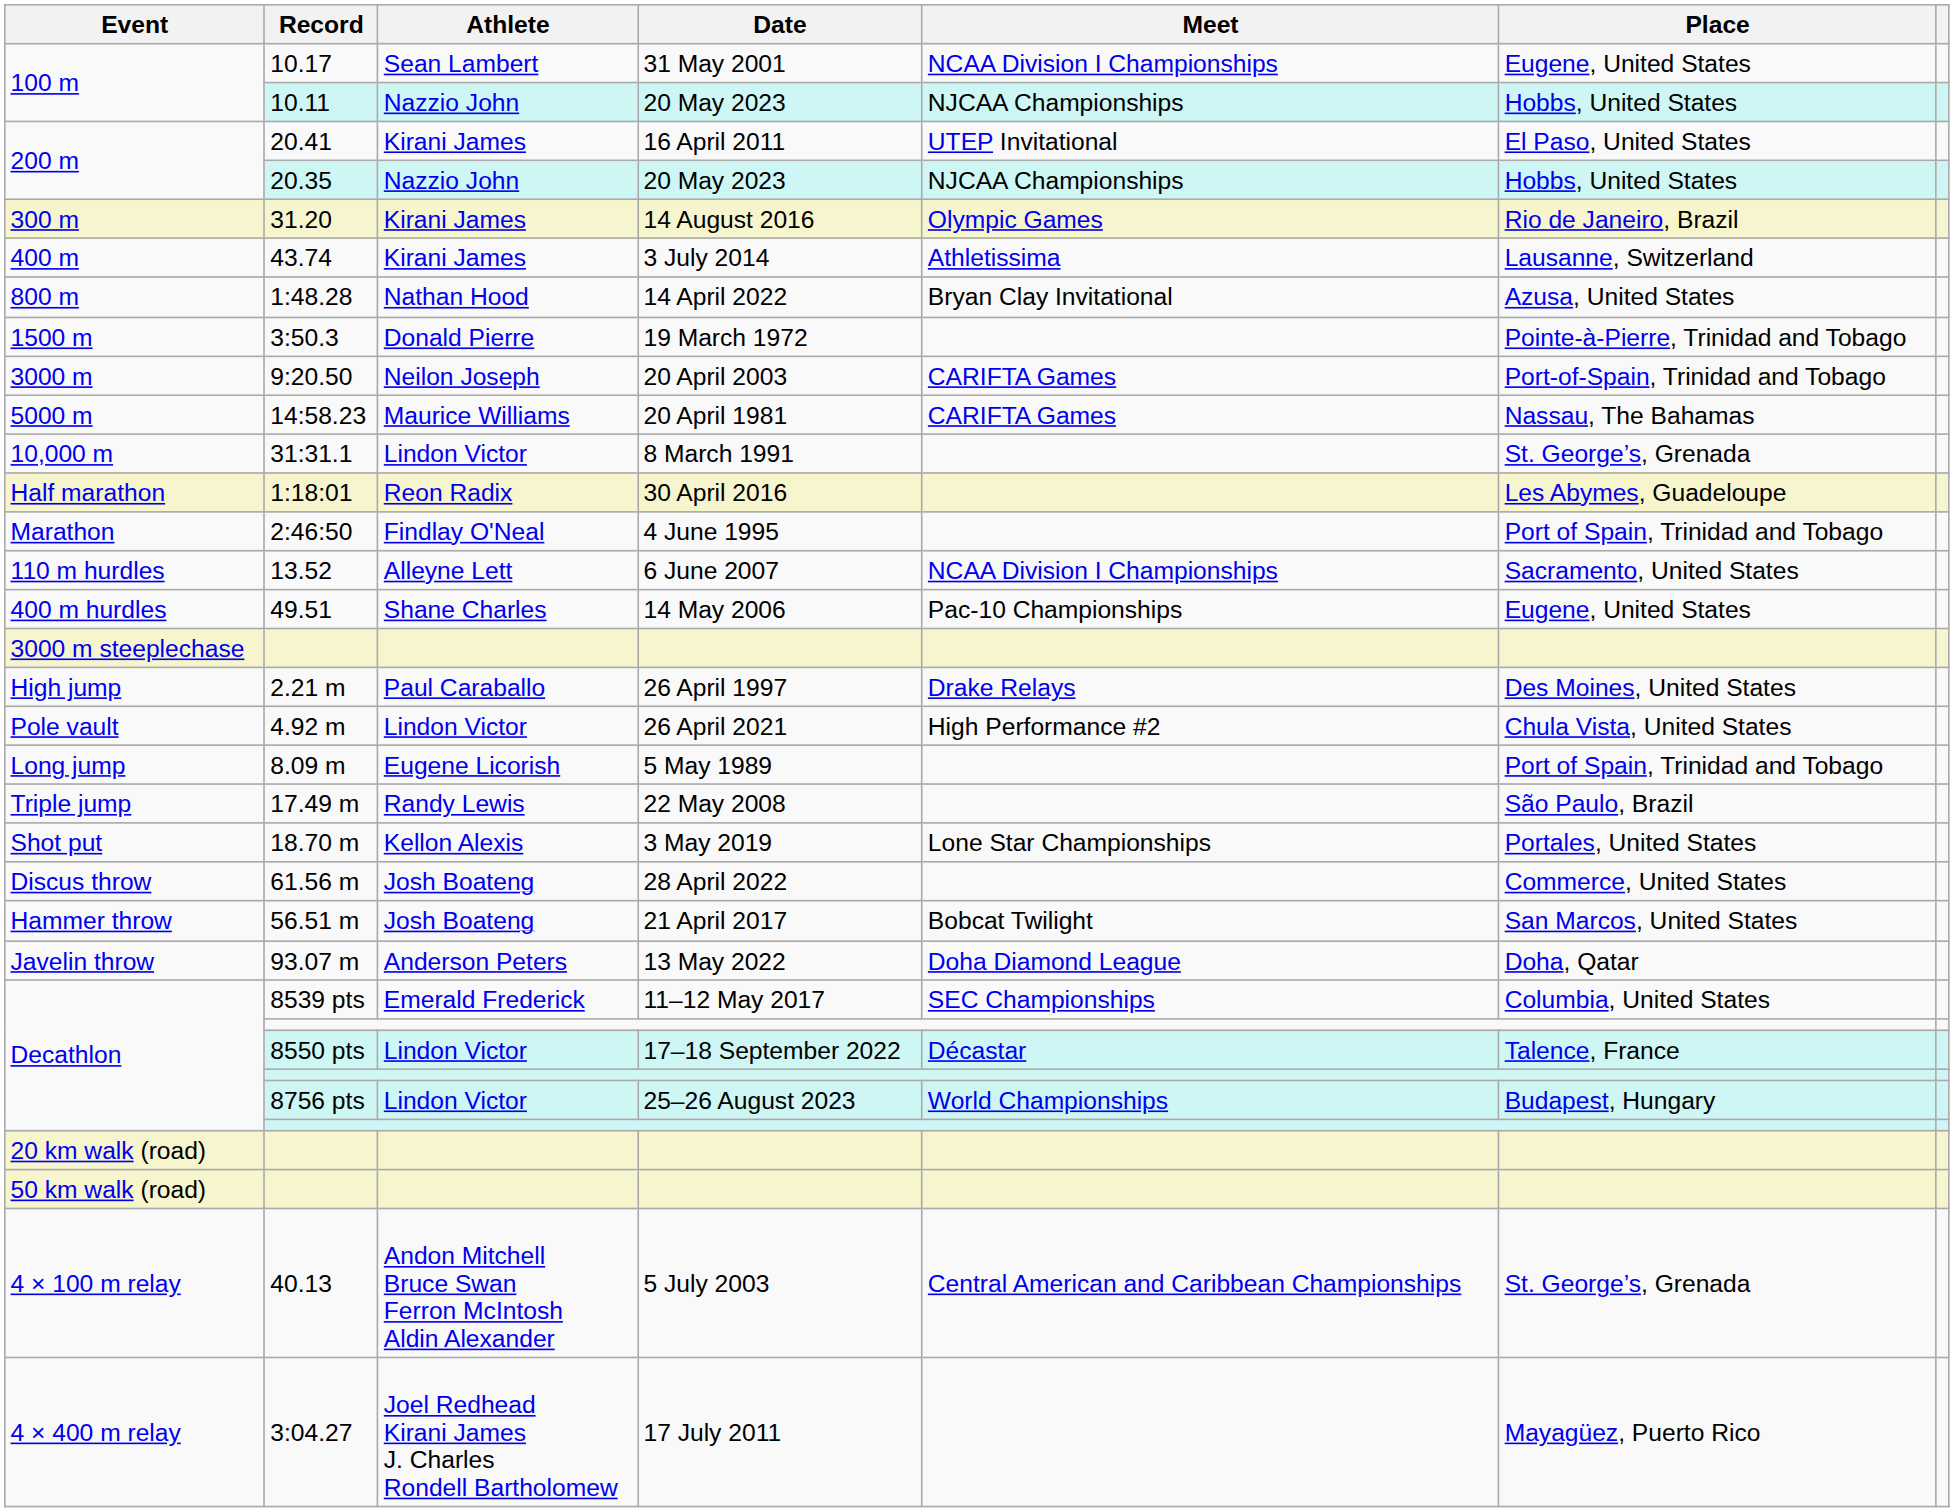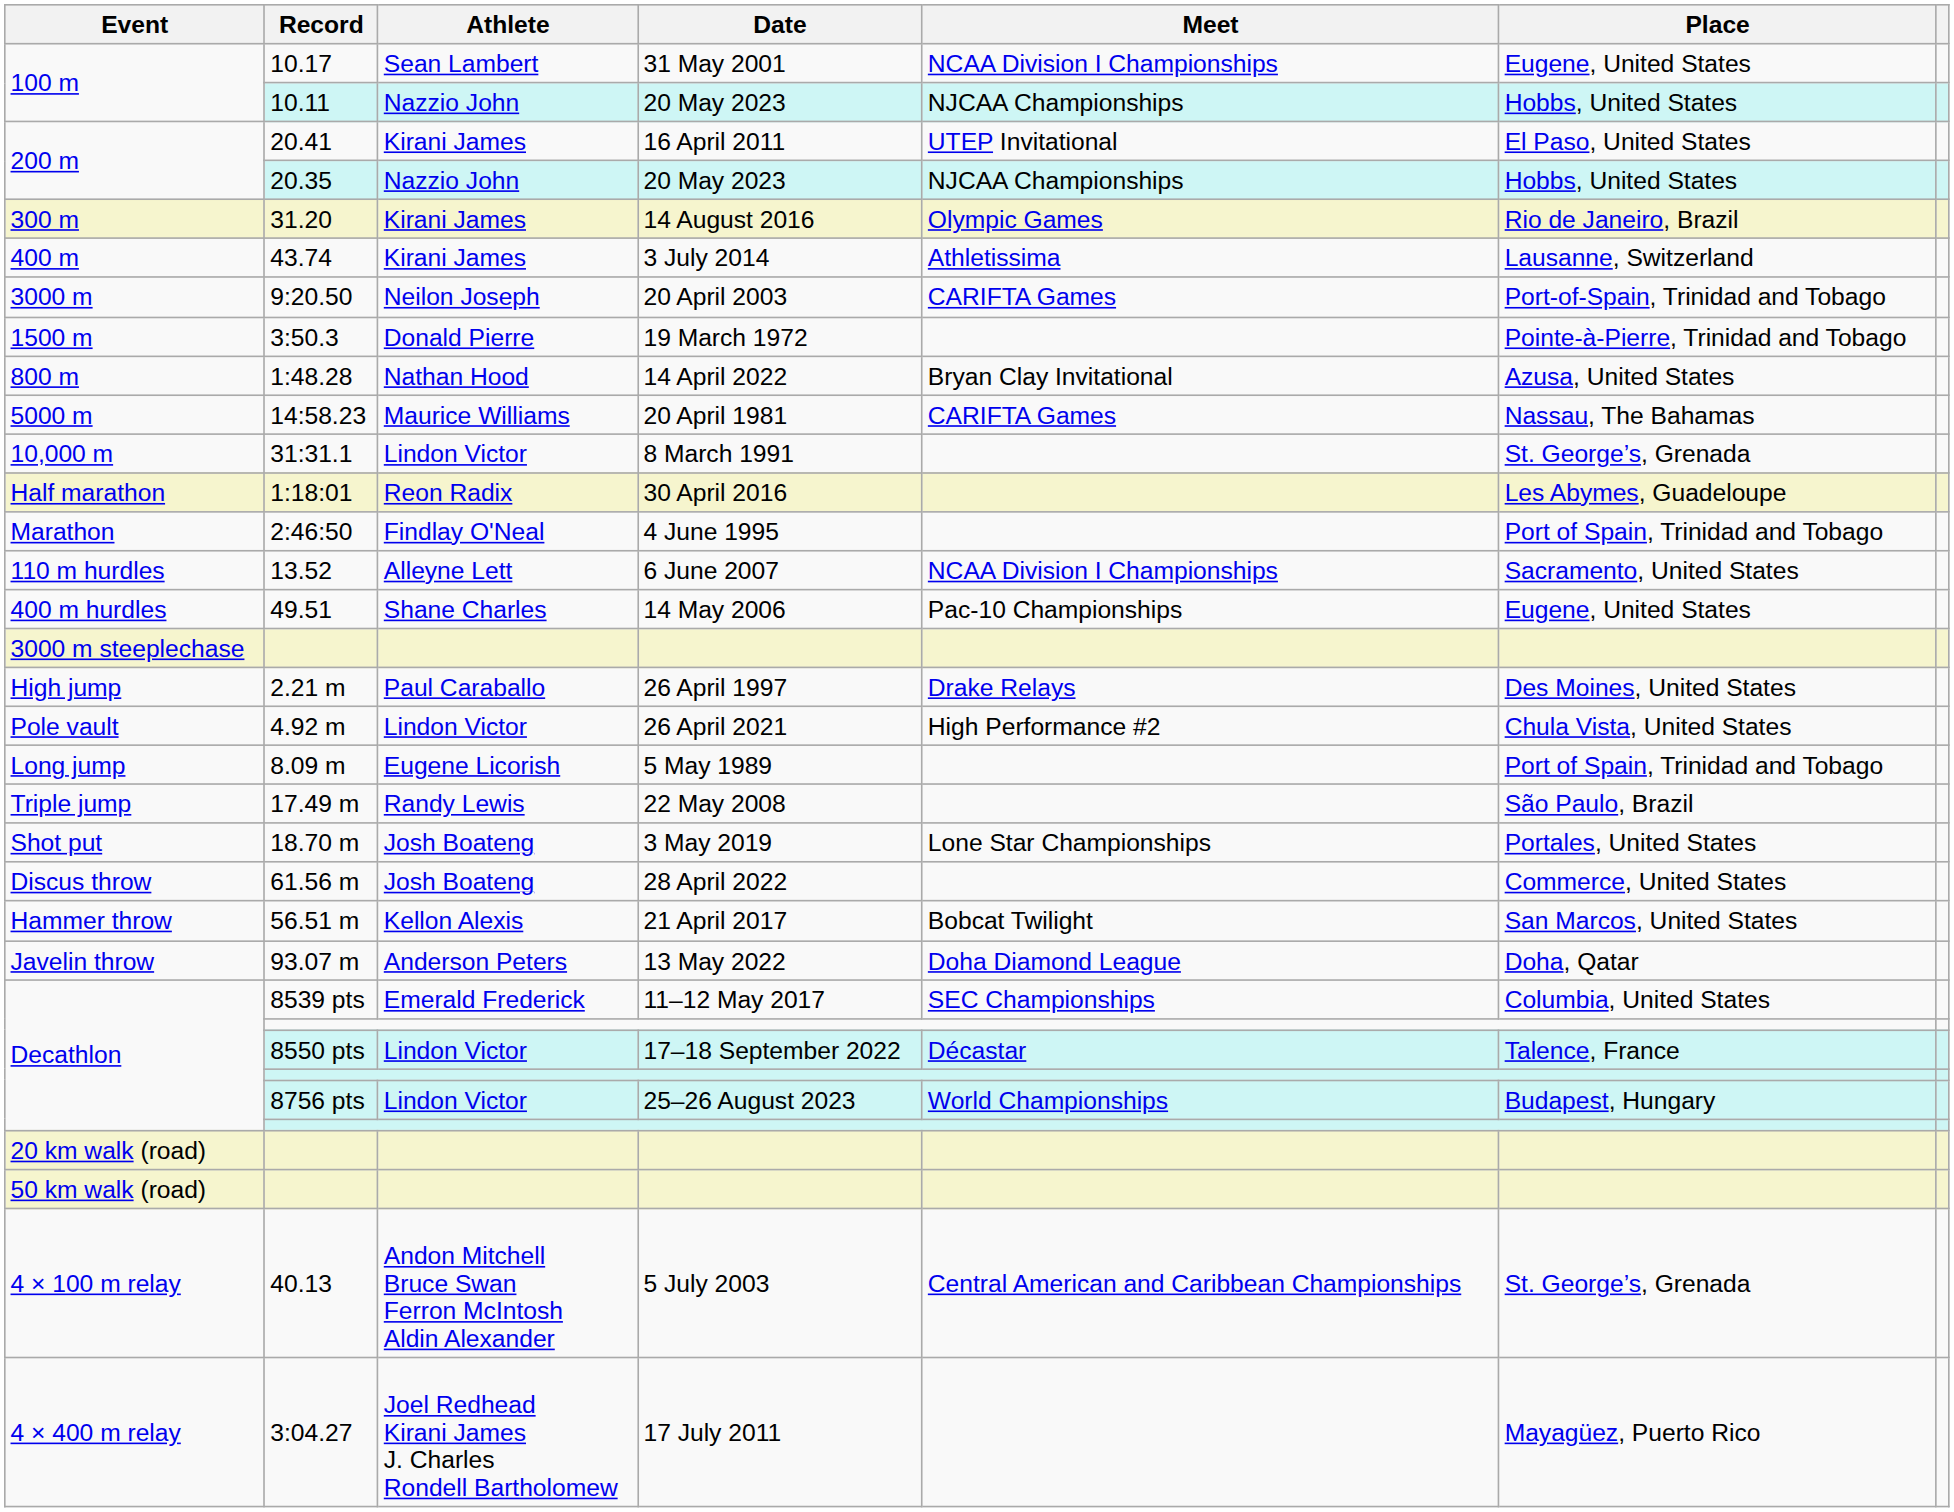rows swapped: (45, 297) <-> (52, 375)
(454, 843) Kellon Alexis -> (459, 843) Josh Boateng
(459, 921) Josh Boateng -> (454, 921) Kellon Alexis
